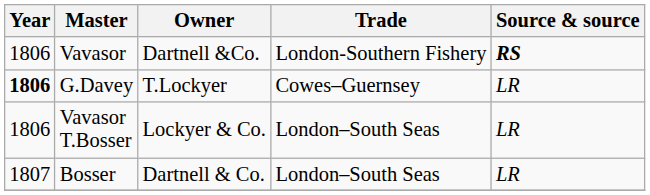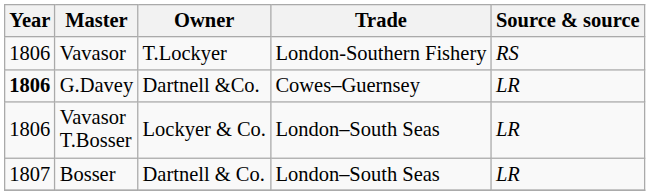(201, 53) Dartnell &Co. -> (185, 53) T.Lockyer
(508, 53) bold -> (507, 53) normal
(185, 85) T.Lockyer -> (201, 85) Dartnell &Co.
